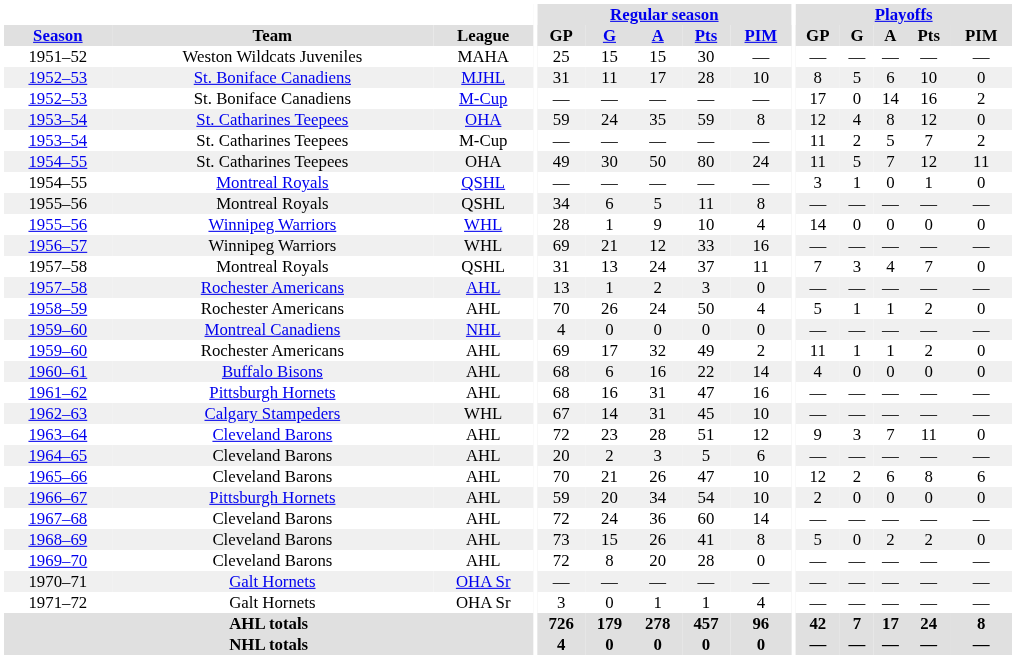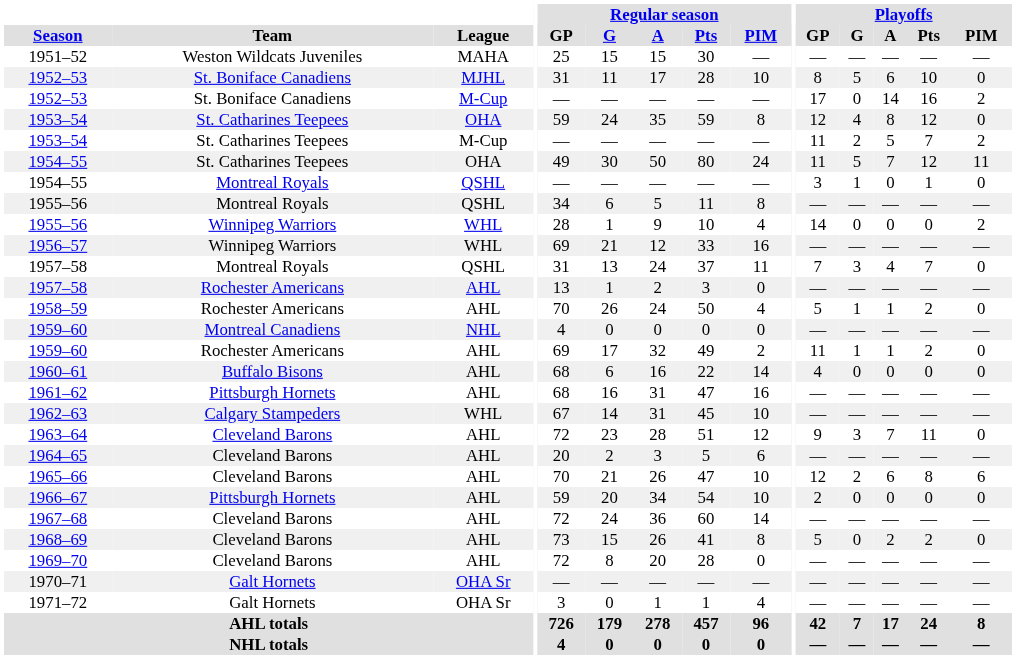(981, 224) 0 -> (981, 224) 2
